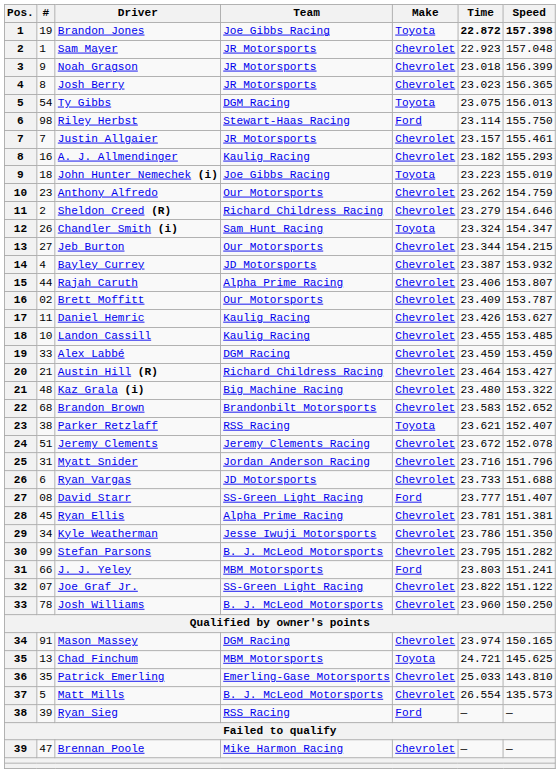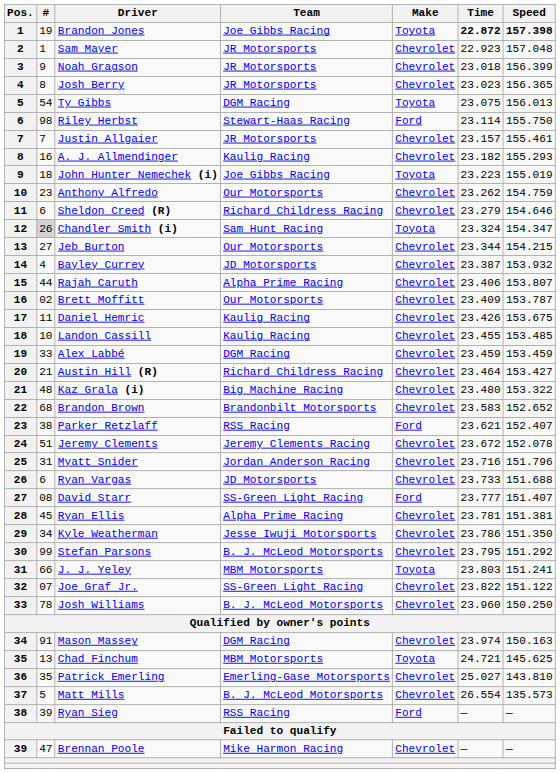(42, 211) 2 -> (42, 211) 6
(46, 229) no background -> (46, 229) lightgrey background
(529, 319) 153.627 -> (529, 319) 153.675
(415, 426) Toyota -> (409, 426) Ford
(529, 552) 151.282 -> (529, 552) 151.292
(409, 570) Ford -> (415, 570) Toyota
(529, 642) 150.165 -> (529, 642) 150.163
(481, 678) 25.033 -> (481, 678) 25.027
